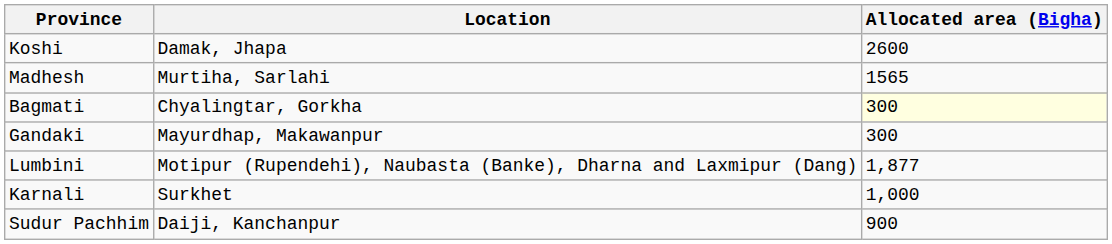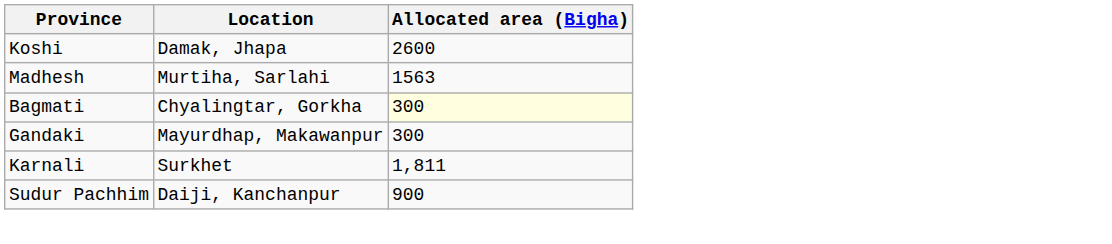(887, 78) 1565 -> (414, 78) 1563
- row: (47, 166)
(893, 195) 1,000 -> (419, 166) 1,811
